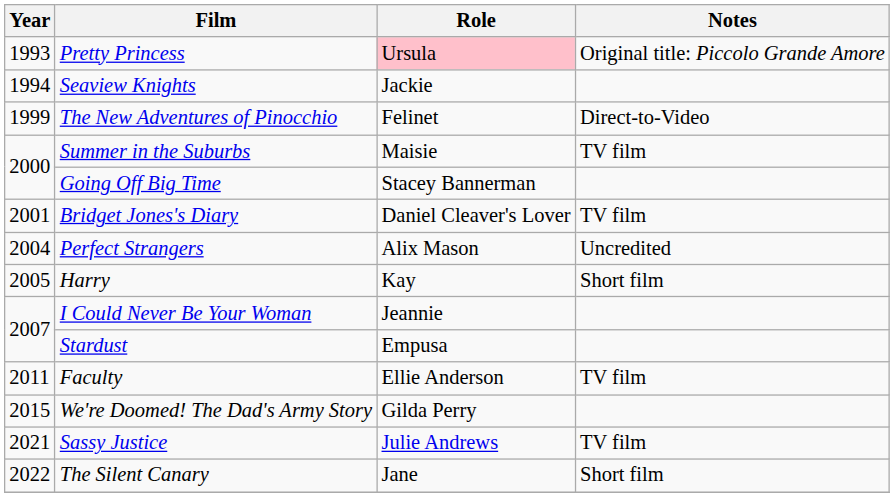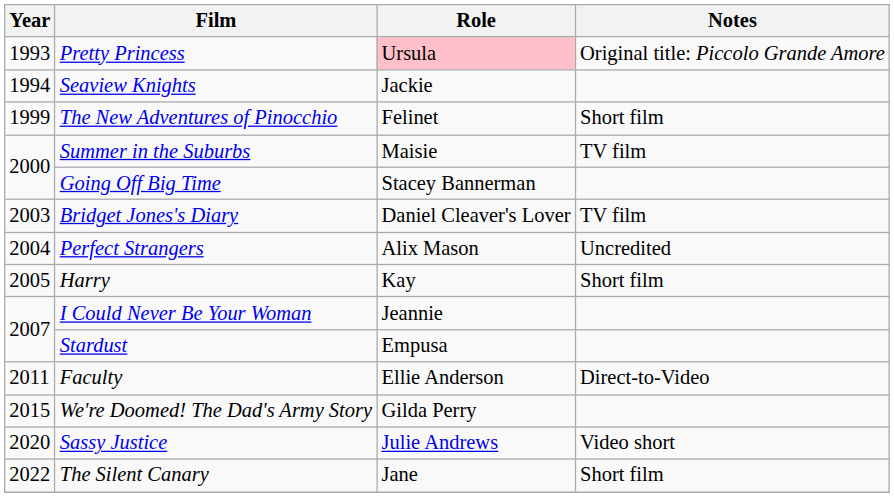(645, 118) Direct-to-Video -> (622, 118) Short film
(30, 215) 2001 -> (30, 215) 2003
(613, 378) TV film -> (645, 378) Direct-to-Video
(30, 442) 2021 -> (30, 442) 2020
(613, 442) TV film -> (627, 442) Video short
